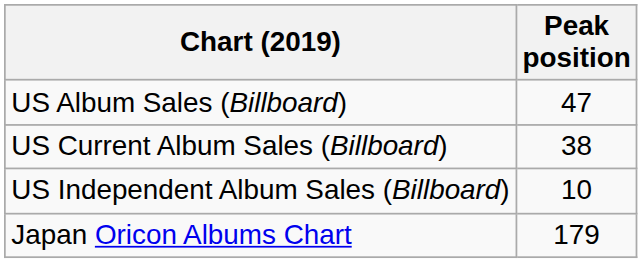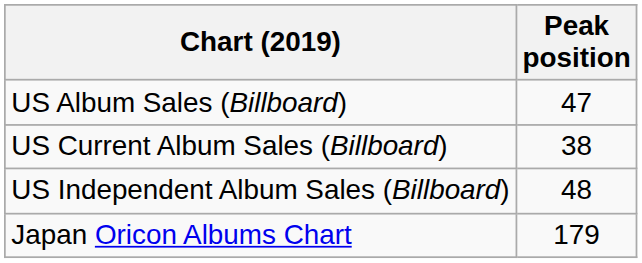(577, 190) 10 -> (577, 190) 48
